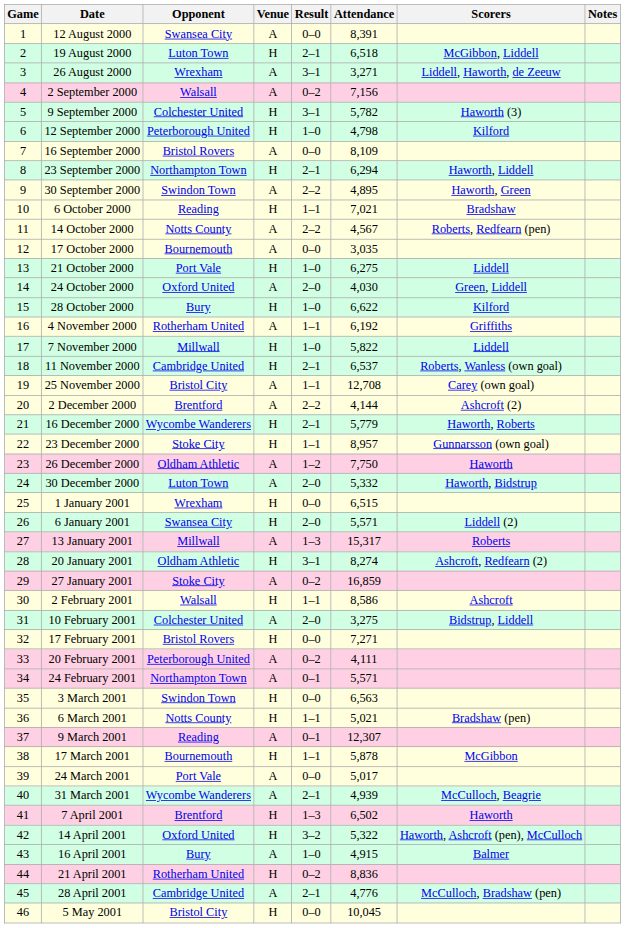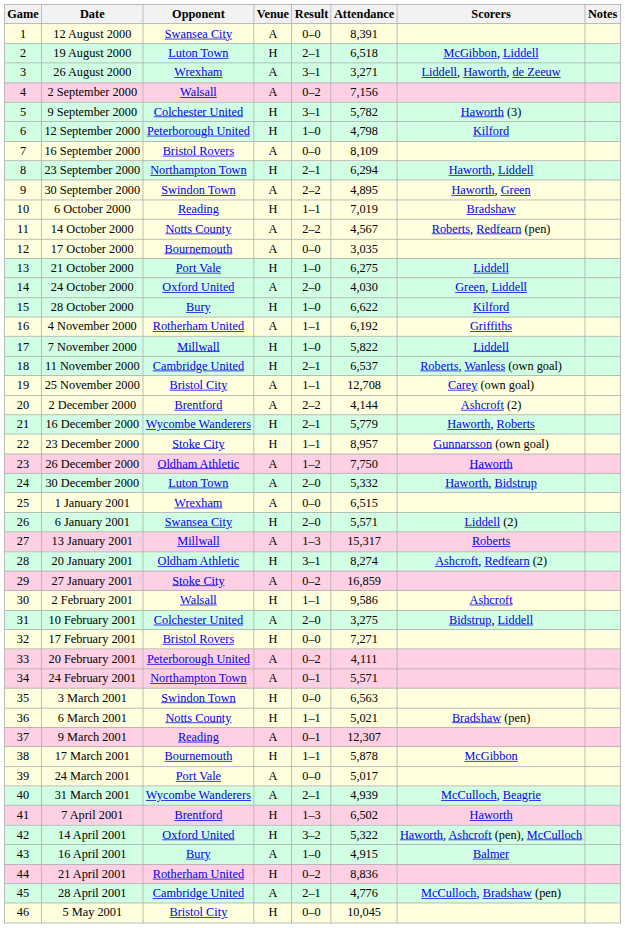(364, 209) 7,021 -> (364, 209) 7,019
(273, 502) H -> (273, 502) A
(364, 600) 8,586 -> (364, 600) 9,586
